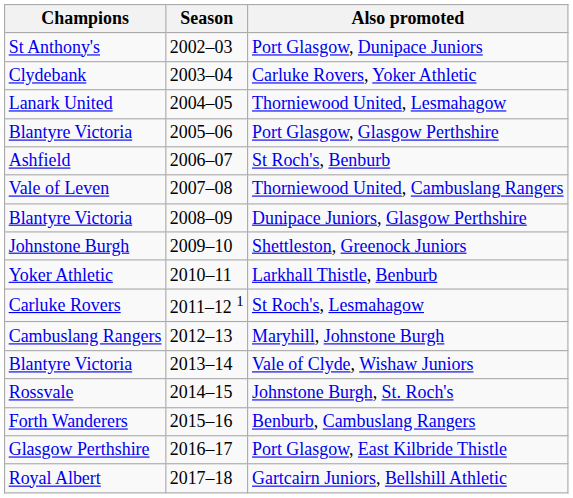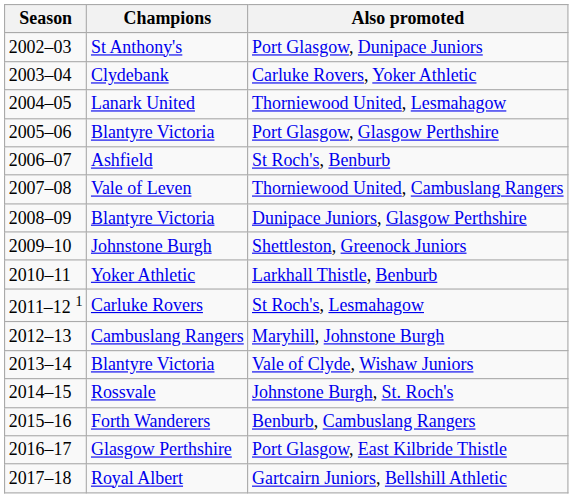columns swapped: (207, 18) <-> (85, 18)
